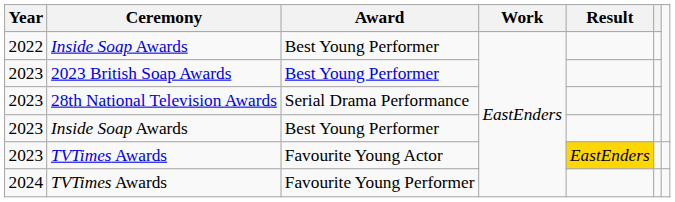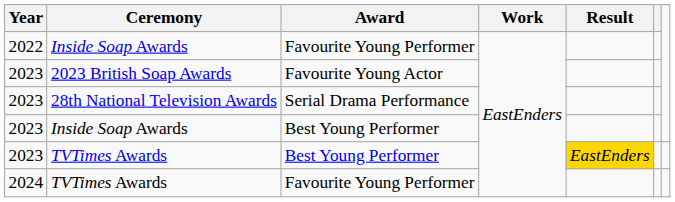(362, 45) Best Young Performer -> (380, 45) Favourite Young Performer
(362, 73) Best Young Performer -> (364, 73) Favourite Young Actor
(364, 155) Favourite Young Actor -> (362, 155) Best Young Performer
